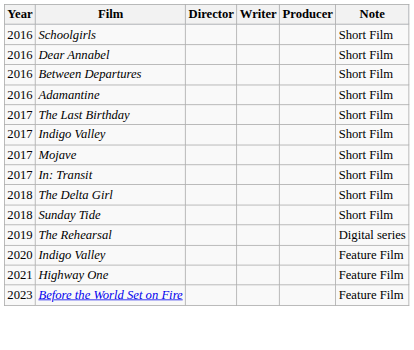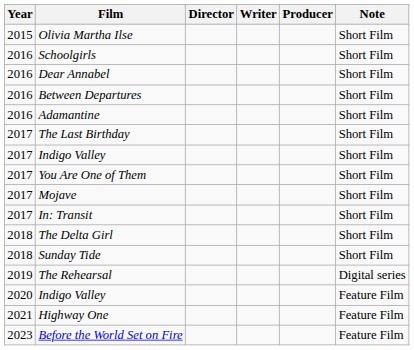+ row: (20, 34)
+ row: (20, 174)
